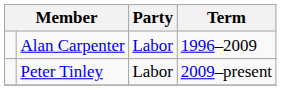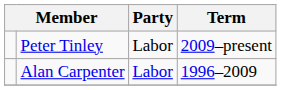rows swapped: (73, 44) <-> (62, 71)
